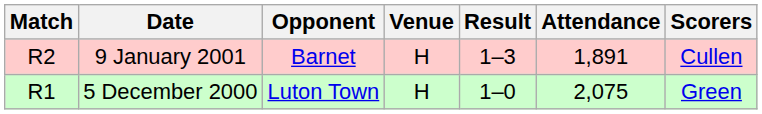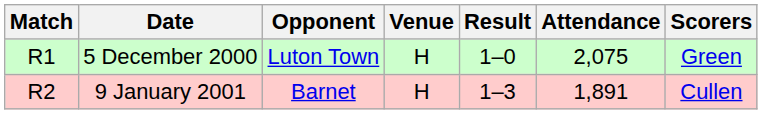rows swapped: (170, 91) <-> (170, 56)
